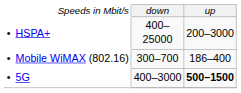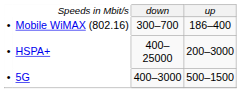rows swapped: (33, 33) <-> (72, 59)
(210, 77) bold -> (210, 77) normal
